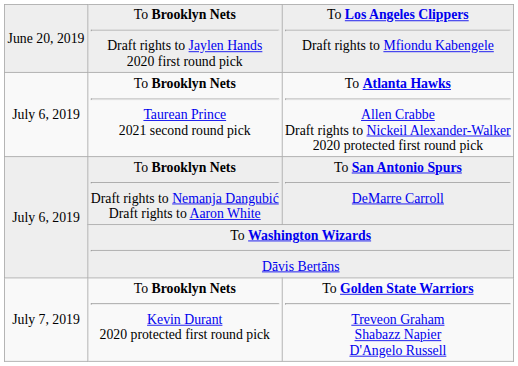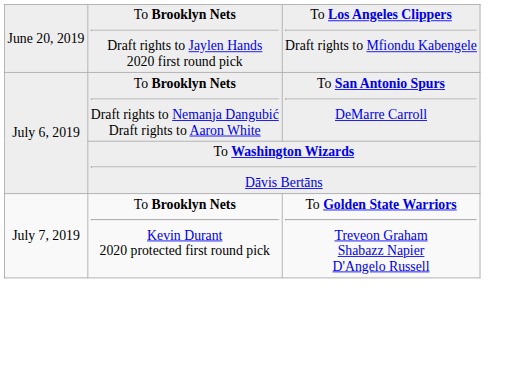- row: (185, 106)
